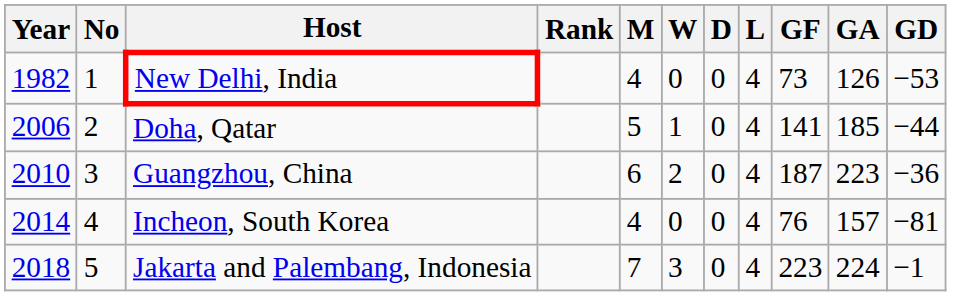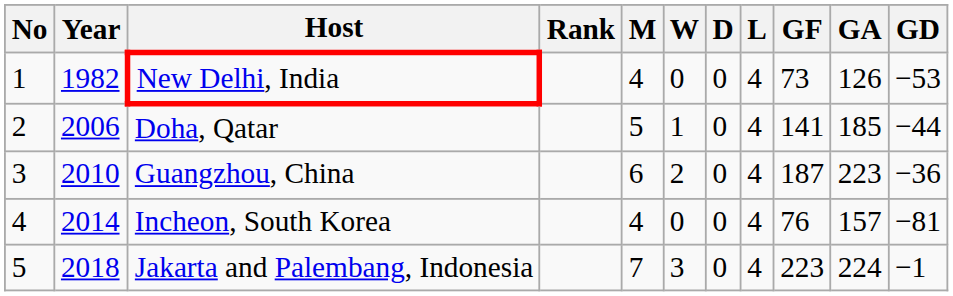columns swapped: (102, 28) <-> (41, 28)
